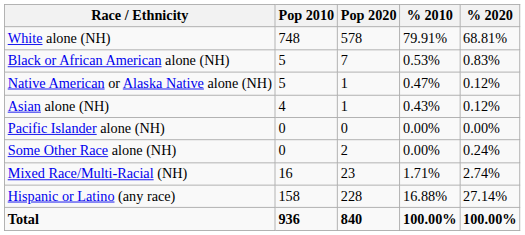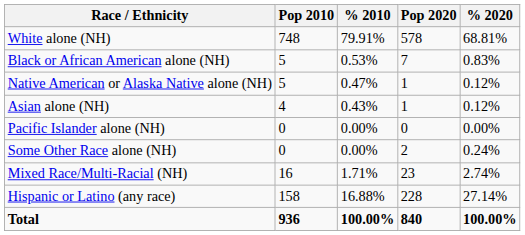columns swapped: (369, 15) <-> (430, 15)
